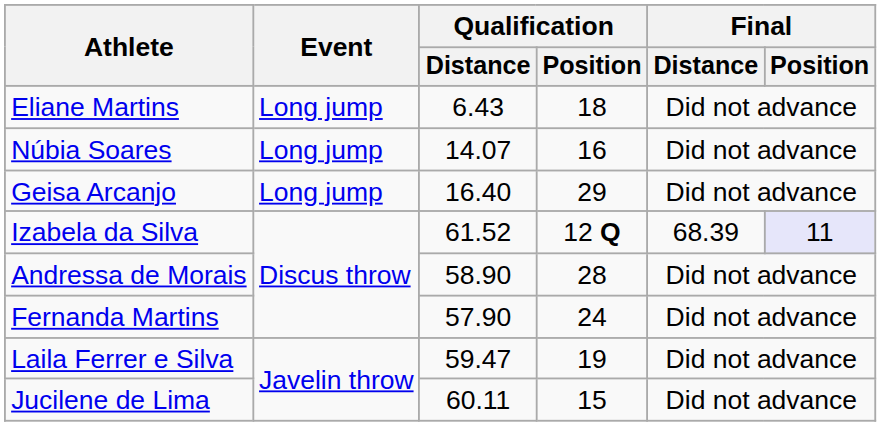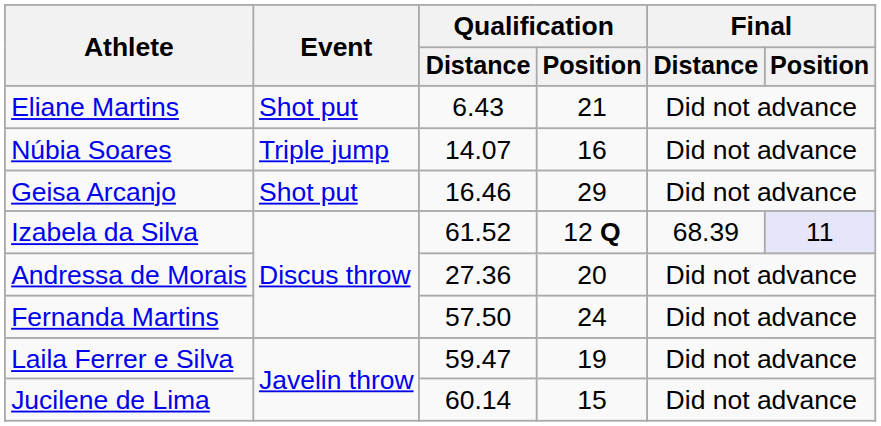(321, 108) Long jump -> (308, 108) Shot put
(592, 108) 18 -> (592, 108) 21
(321, 149) Long jump -> (324, 149) Triple jump
(321, 191) Long jump -> (308, 191) Shot put
(478, 191) 16.40 -> (478, 191) 16.46
(478, 275) 58.90 -> (478, 275) 27.36
(592, 275) 28 -> (592, 275) 20
(478, 317) 57.90 -> (478, 317) 57.50
(478, 401) 60.11 -> (478, 401) 60.14
